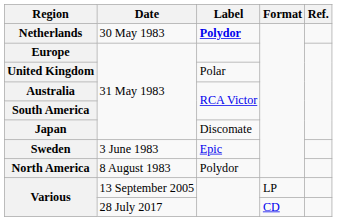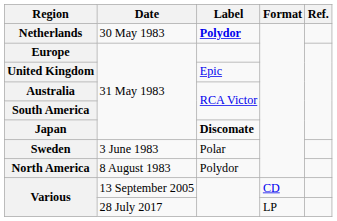(213, 71) Polar -> (211, 71) Epic
(226, 129) normal -> (227, 129) bold
(211, 149) Epic -> (213, 149) Polar
(270, 187) LP -> (271, 187) CD
(271, 206) CD -> (270, 206) LP
